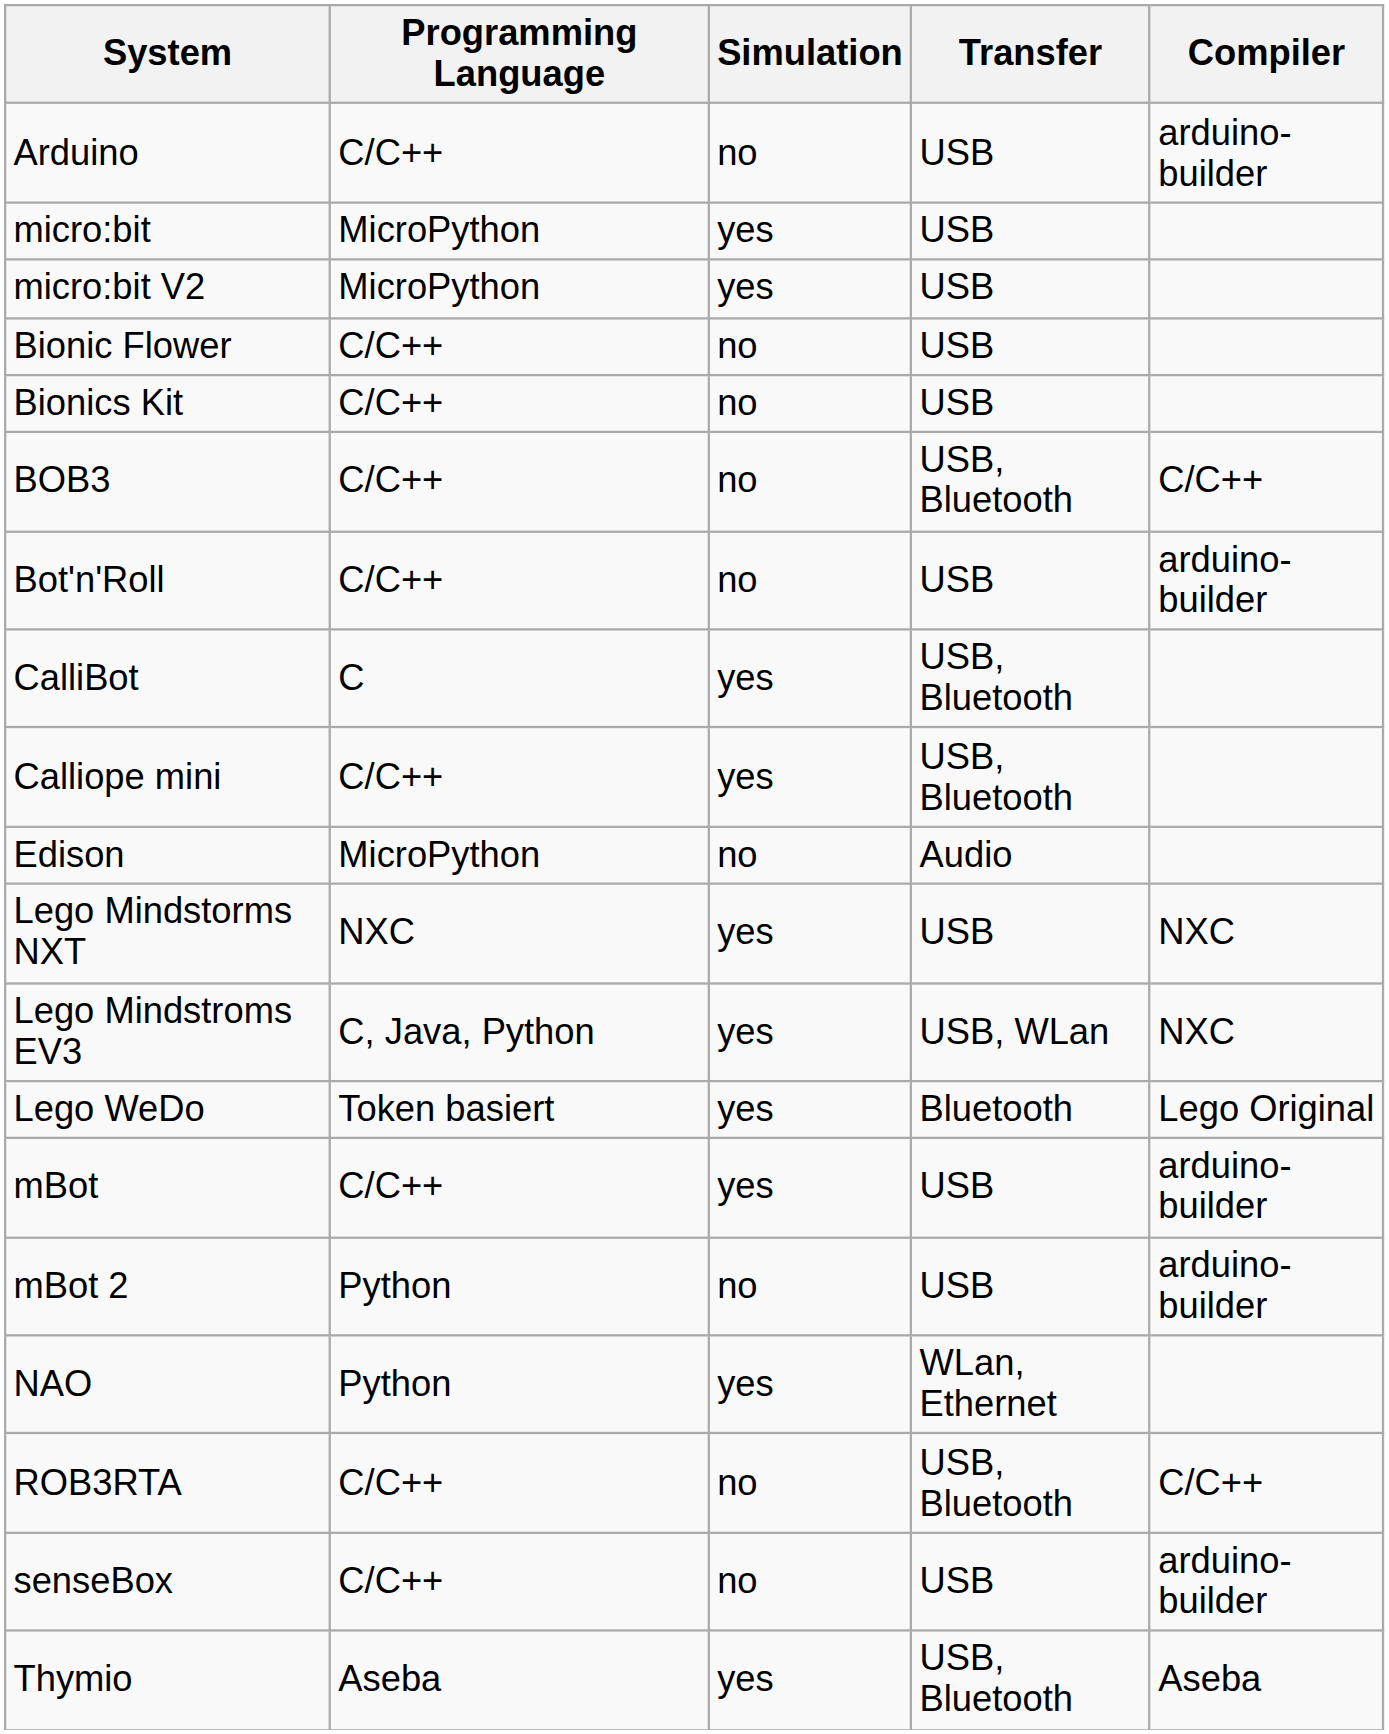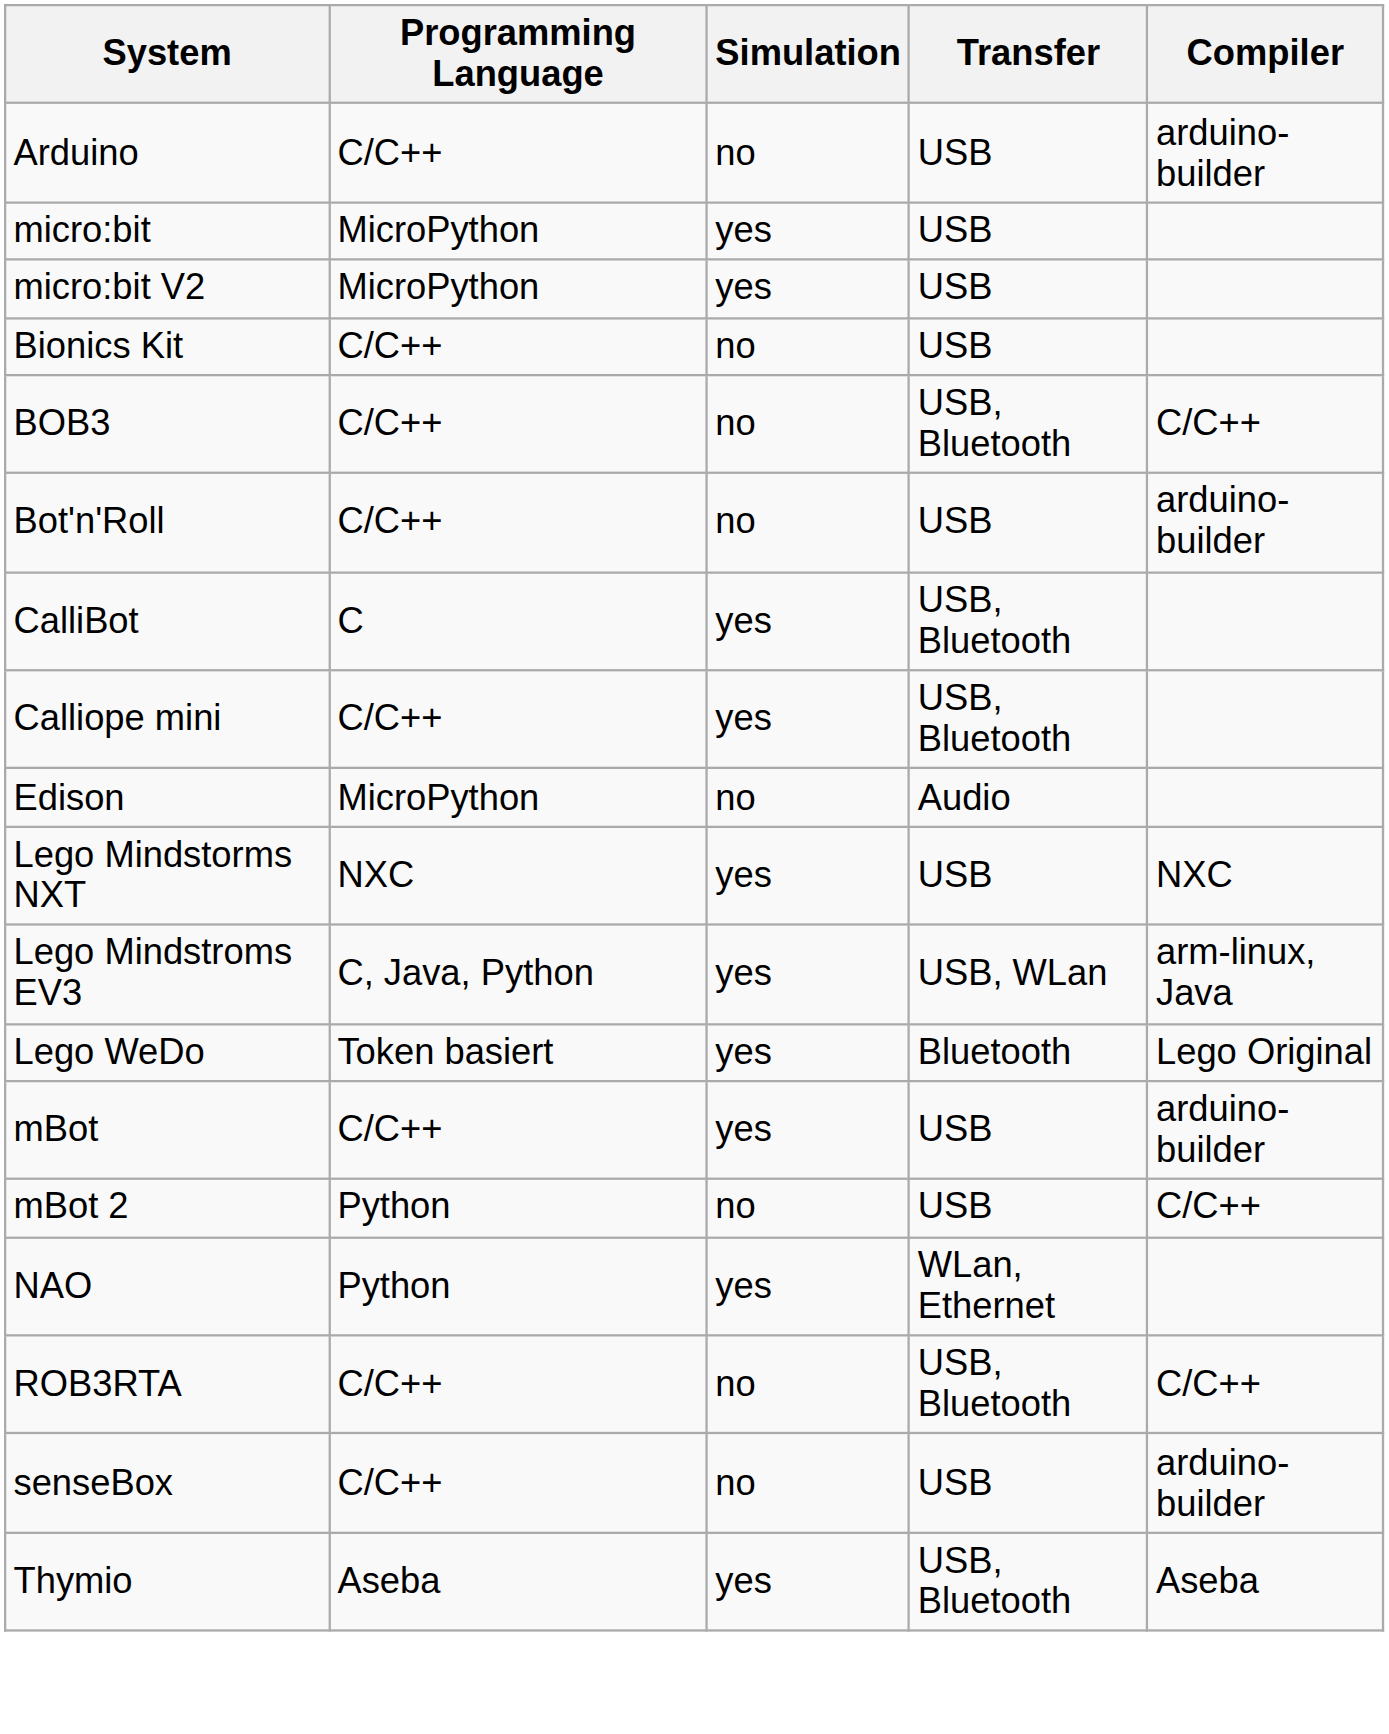- row: (123, 345)
(1197, 1030) NXC -> (1236, 973) arm-linux, Java
(1225, 1285) arduino-builder -> (1208, 1207) C/C++
